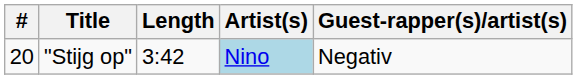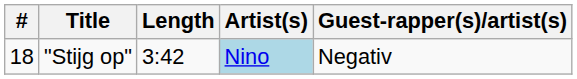(22, 56) 20 -> (22, 56) 18
